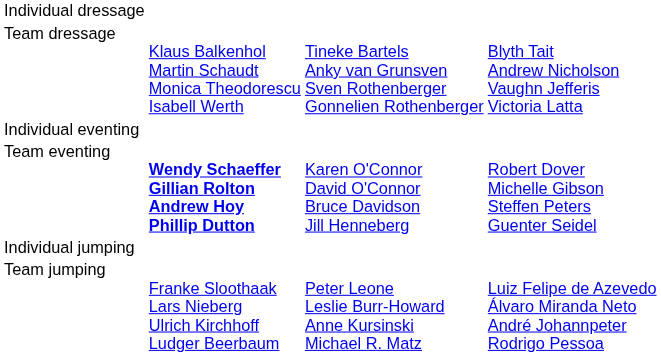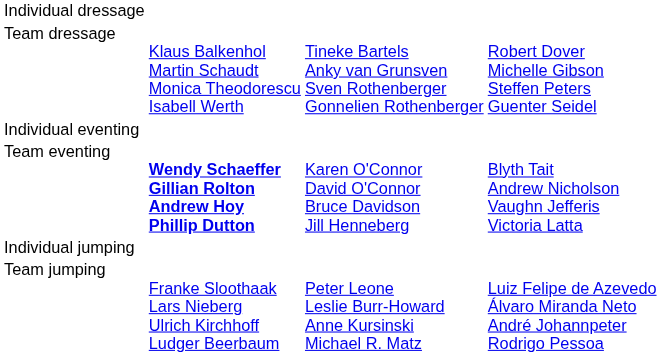(554, 79) Blyth Tait Andrew Nicholson Vaughn Jefferis Victoria Latta -> (546, 79) Robert Dover Michelle Gibson Steffen Peters Guenter Seidel
(546, 197) Robert Dover Michelle Gibson Steffen Peters Guenter Seidel -> (554, 197) Blyth Tait Andrew Nicholson Vaughn Jefferis Victoria Latta
